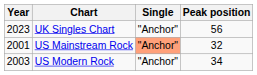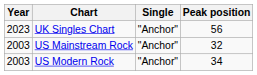(18, 45) 2001 -> (18, 45) 2003
(158, 45) lightsalmon background -> (158, 45) no background
